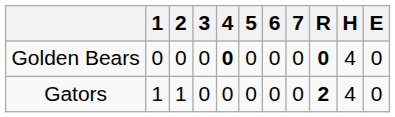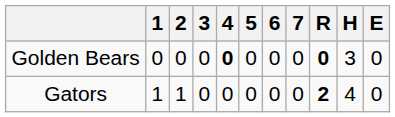(350, 58) 4 -> (350, 58) 3
